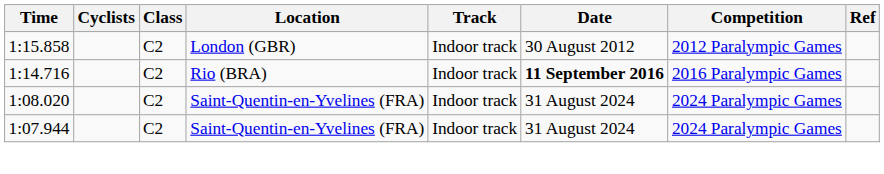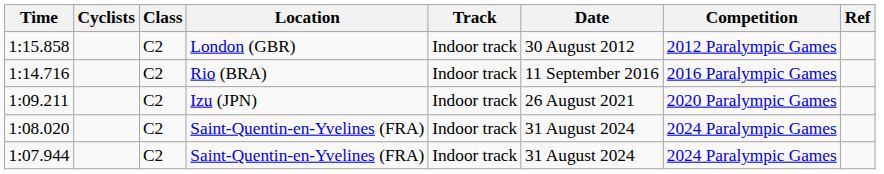(595, 73) bold -> (592, 73) normal
+ row: (39, 100)
